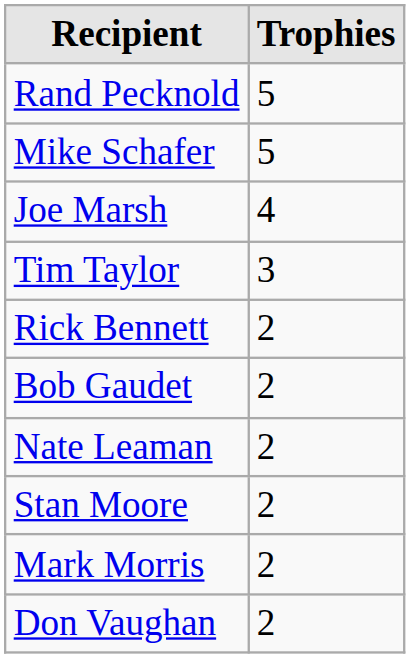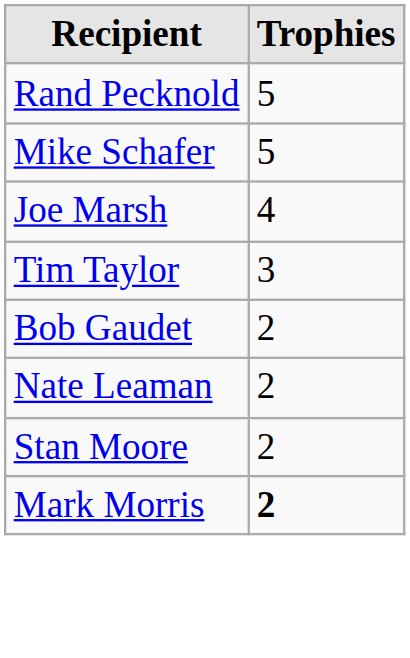- row: (111, 328)
(266, 563) normal -> (266, 504) bold
- row: (115, 622)
